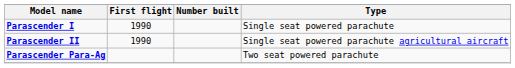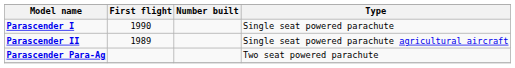(141, 40) 1990 -> (141, 40) 1989
